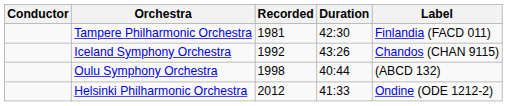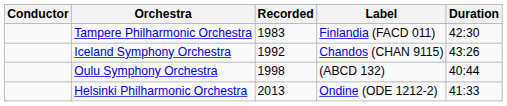columns swapped: (344, 14) <-> (437, 14)
(271, 33) 1981 -> (271, 33) 1983
(271, 91) 2012 -> (271, 91) 2013
